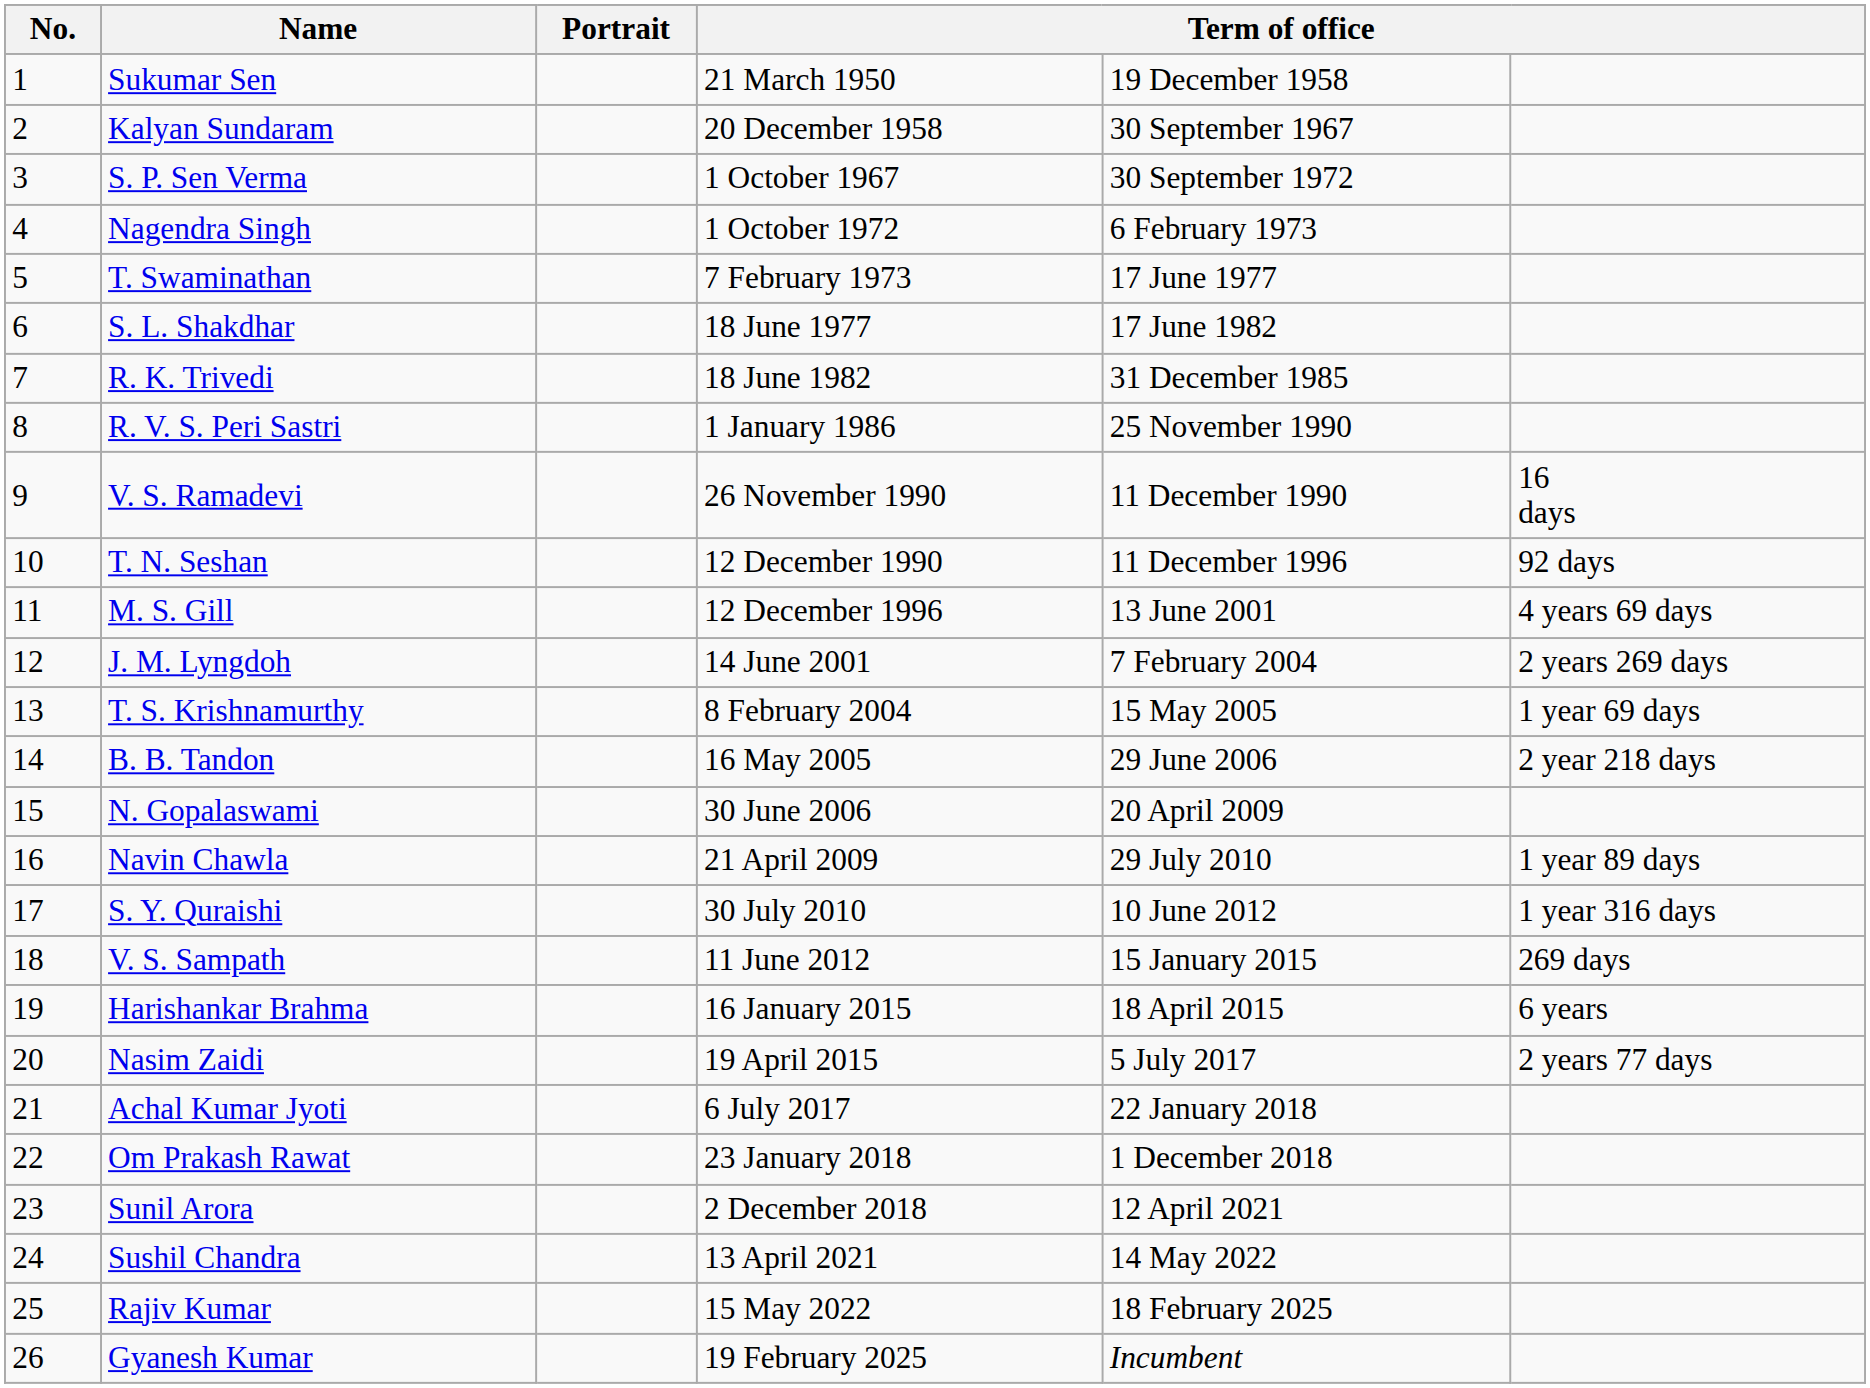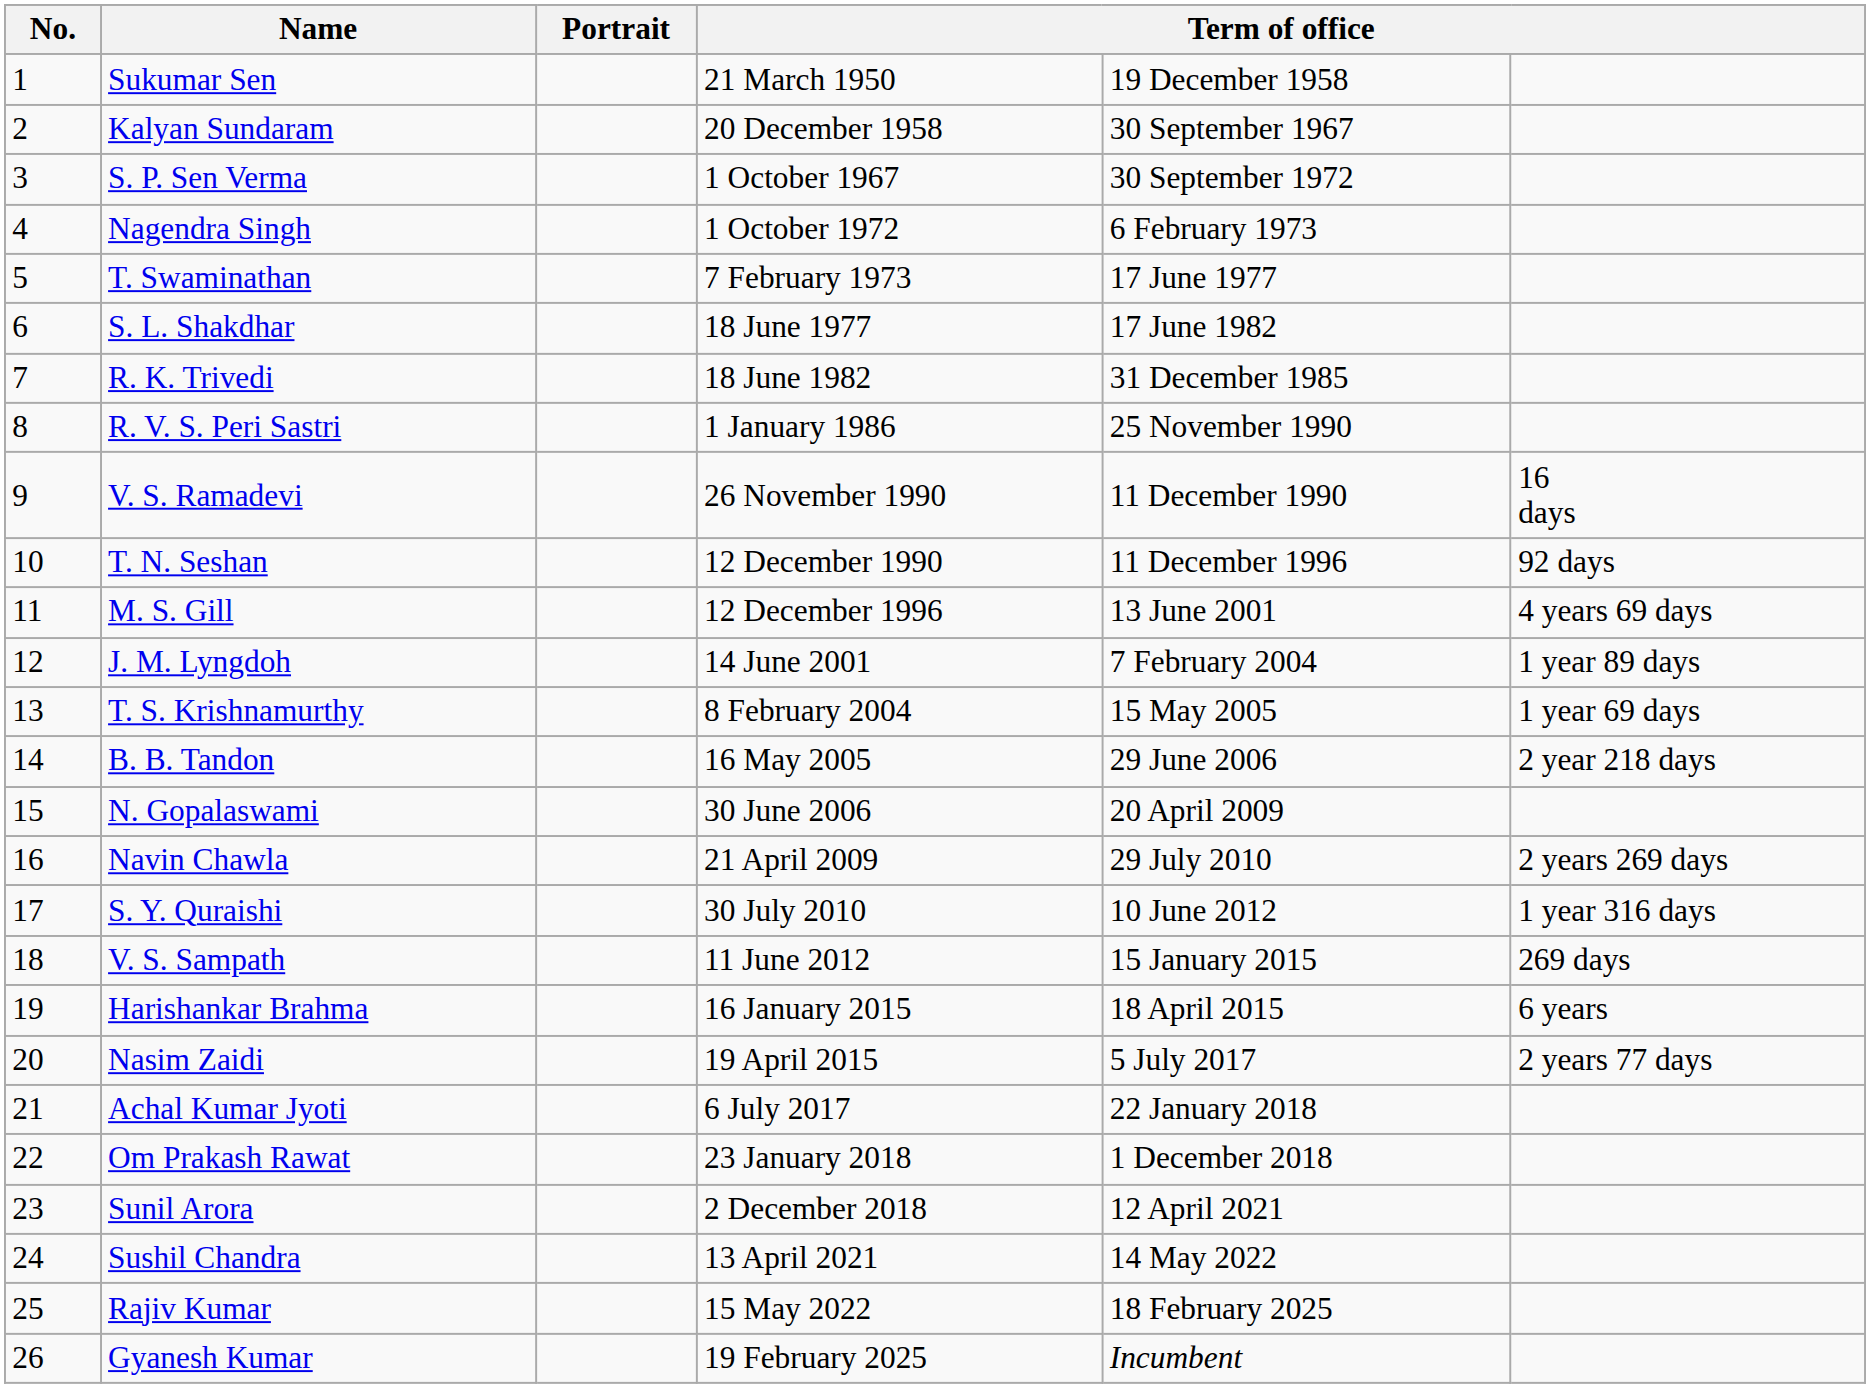(1623, 661) 2 years 269 days -> (1609, 661) 1 year 89 days
(1609, 860) 1 year 89 days -> (1623, 860) 2 years 269 days
